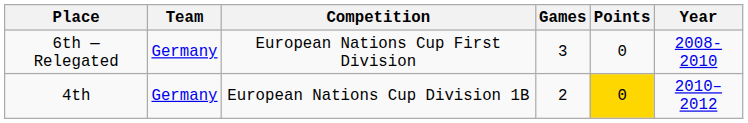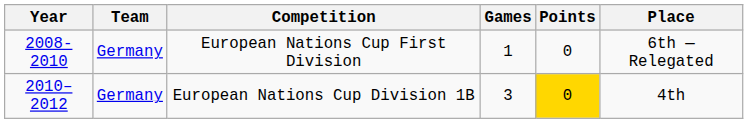columns swapped: (698, 17) <-> (76, 17)
(563, 52) 3 -> (508, 52) 1
(563, 96) 2 -> (508, 96) 3
